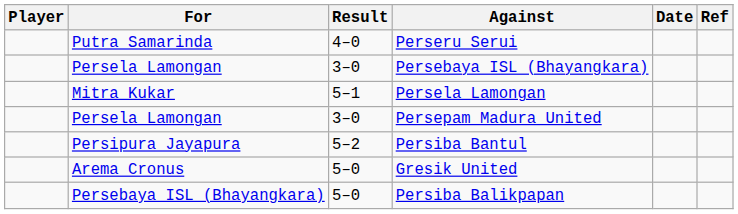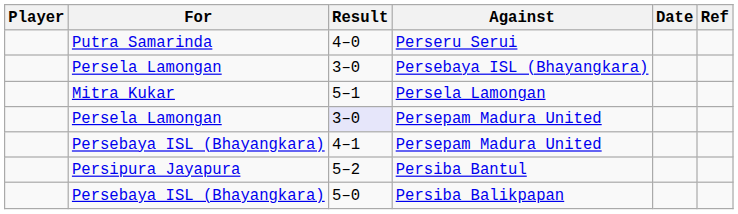(346, 119) no background -> (346, 119) lavender background
+ row: (198, 144)
- row: (128, 170)
